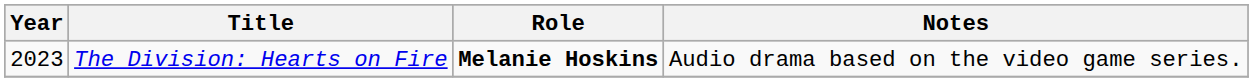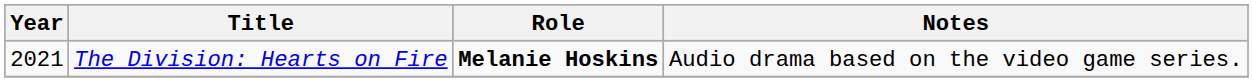(37, 59) 2023 -> (37, 59) 2021
